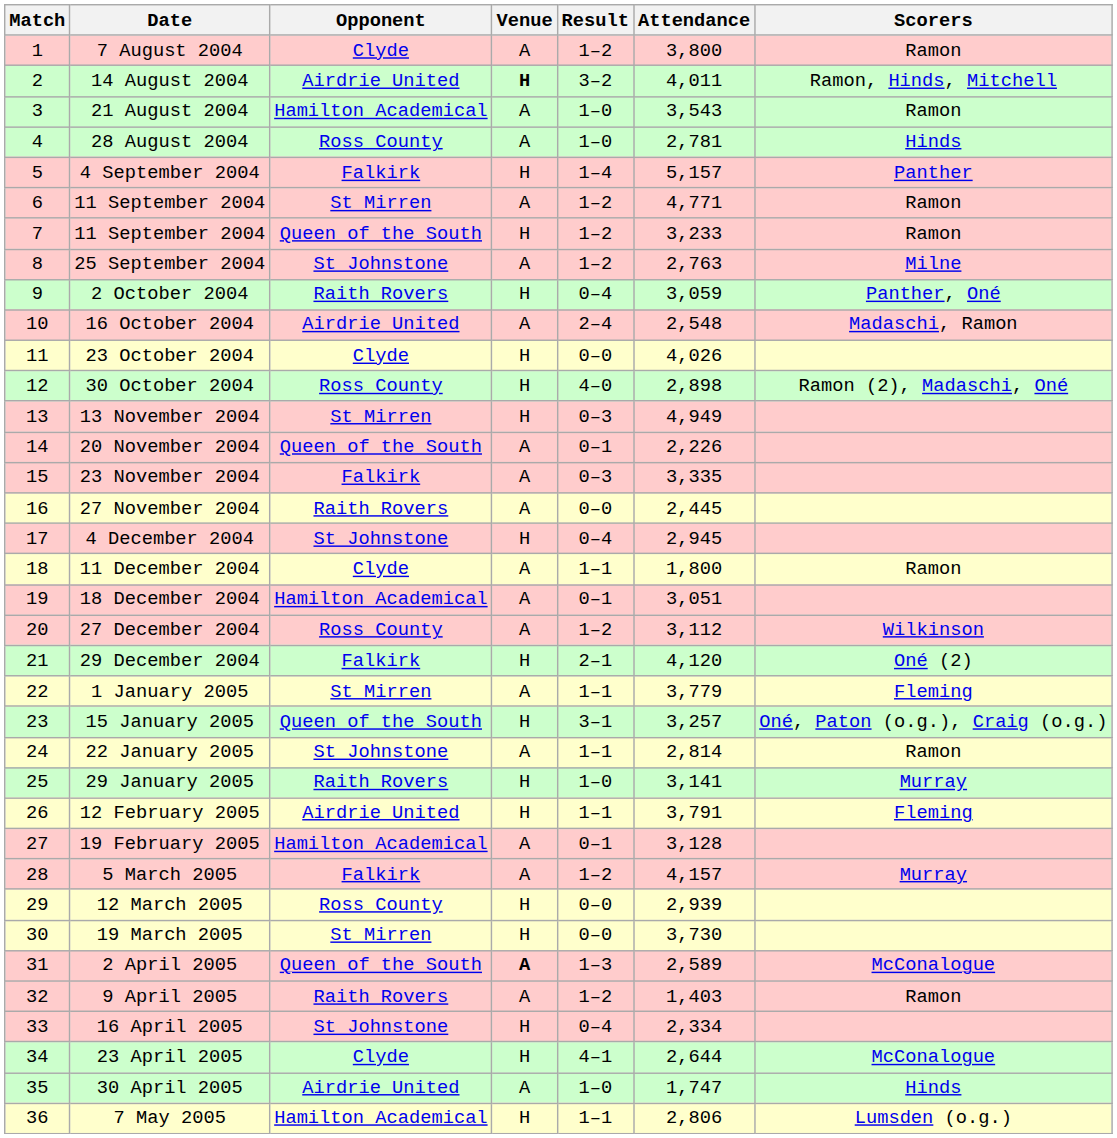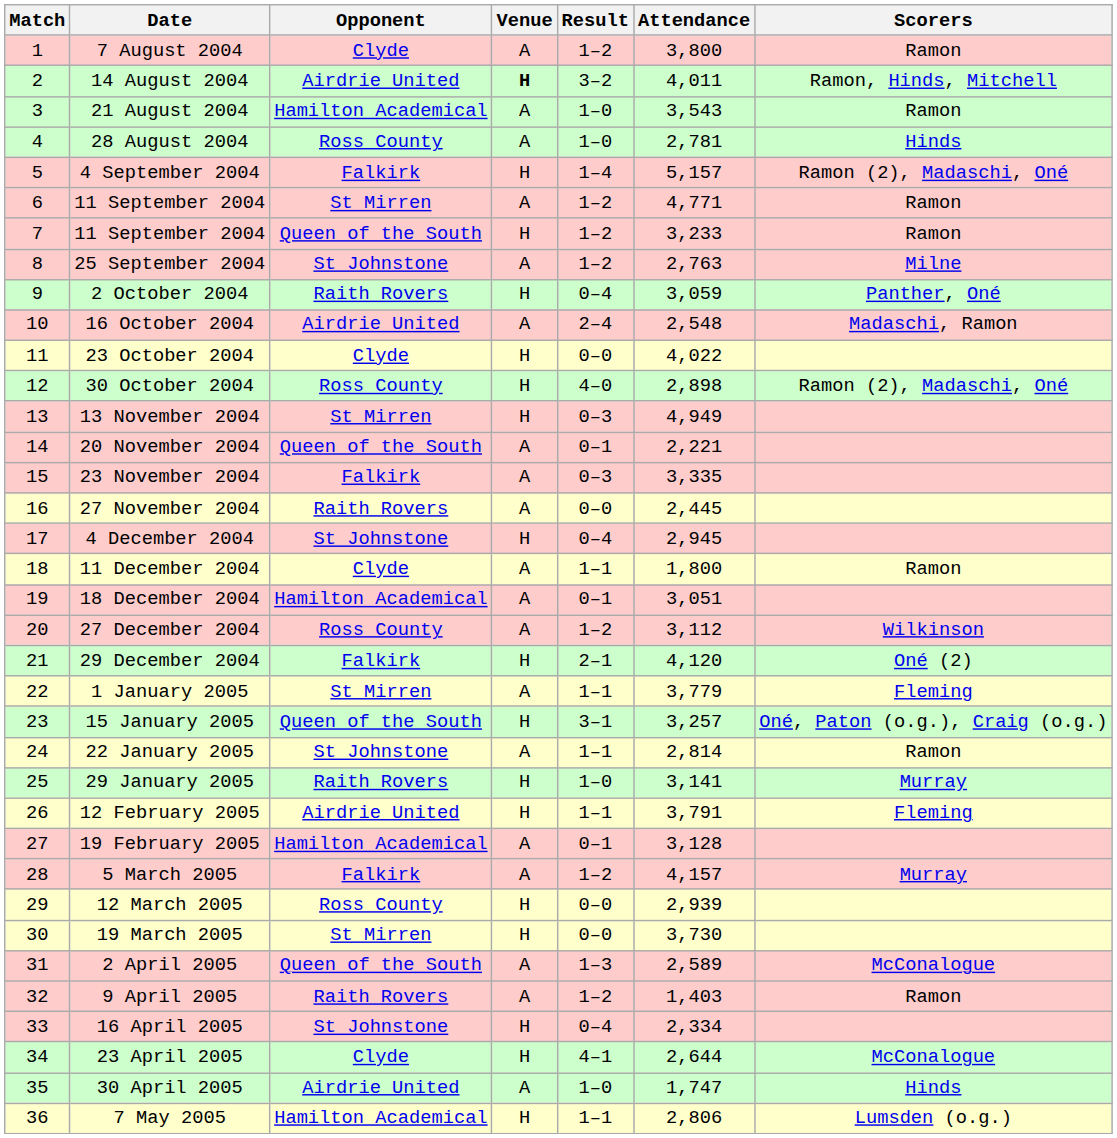(933, 173) Panther -> (933, 173) Ramon (2), Madaschi, Oné
(694, 356) 4,026 -> (694, 356) 4,022
(694, 447) 2,226 -> (694, 447) 2,221
(525, 966) bold -> (525, 966) normal
